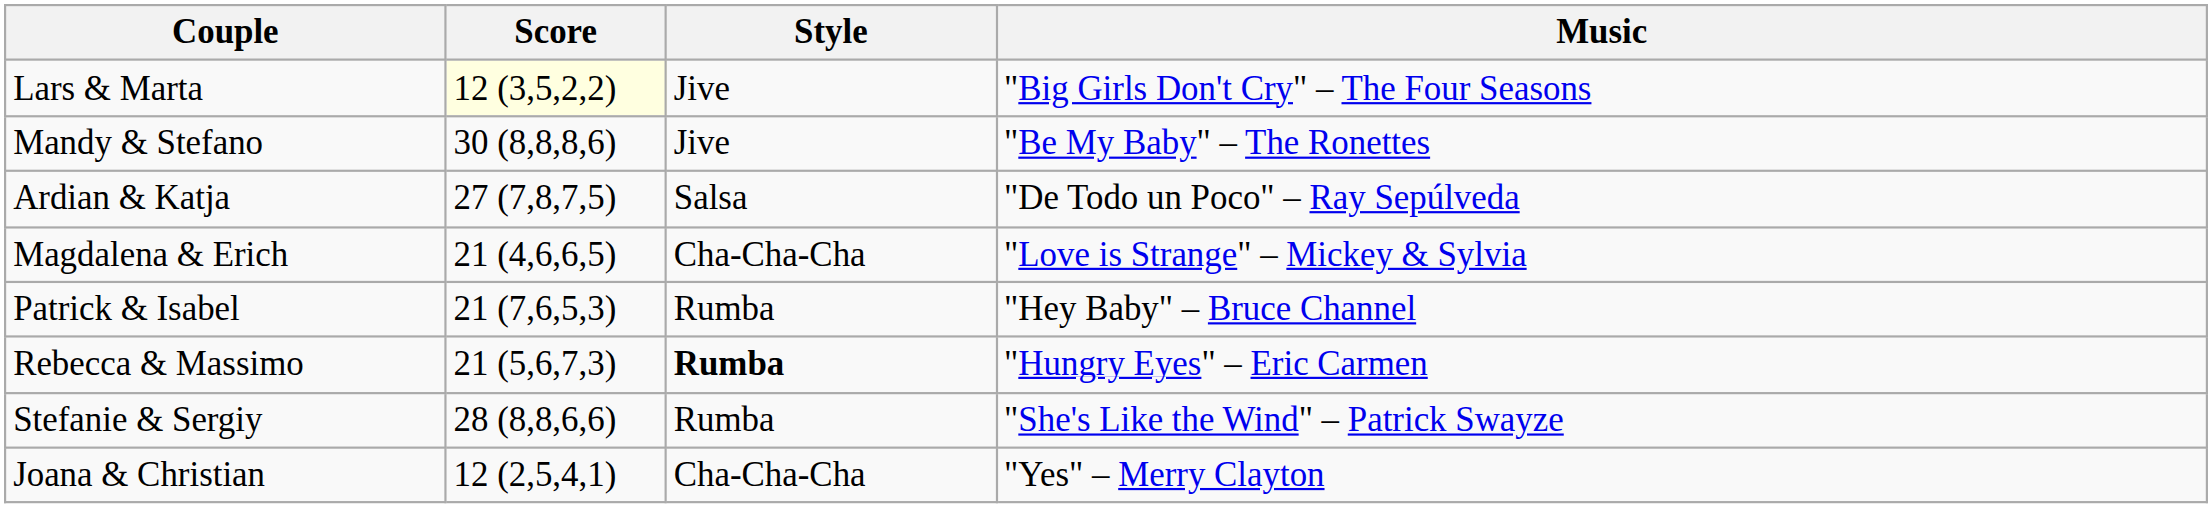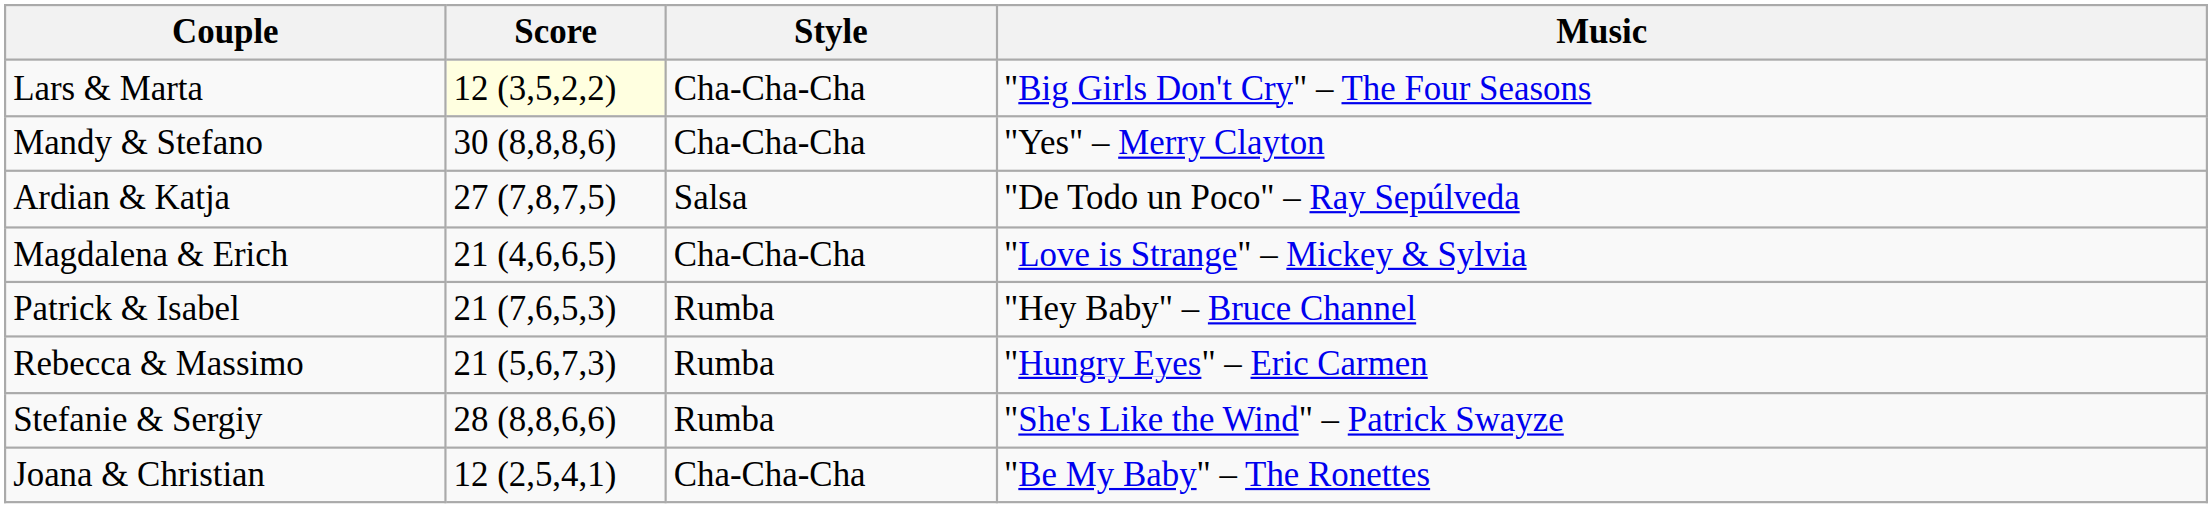(702, 87) Jive -> (770, 87) Cha-Cha-Cha
(702, 142) Jive -> (770, 142) Cha-Cha-Cha
(1217, 142) "Be My Baby" – The Ronettes -> (1164, 142) "Yes" – Merry Clayton
(729, 364) bold -> (724, 364) normal
(1164, 474) "Yes" – Merry Clayton -> (1217, 474) "Be My Baby" – The Ronettes
